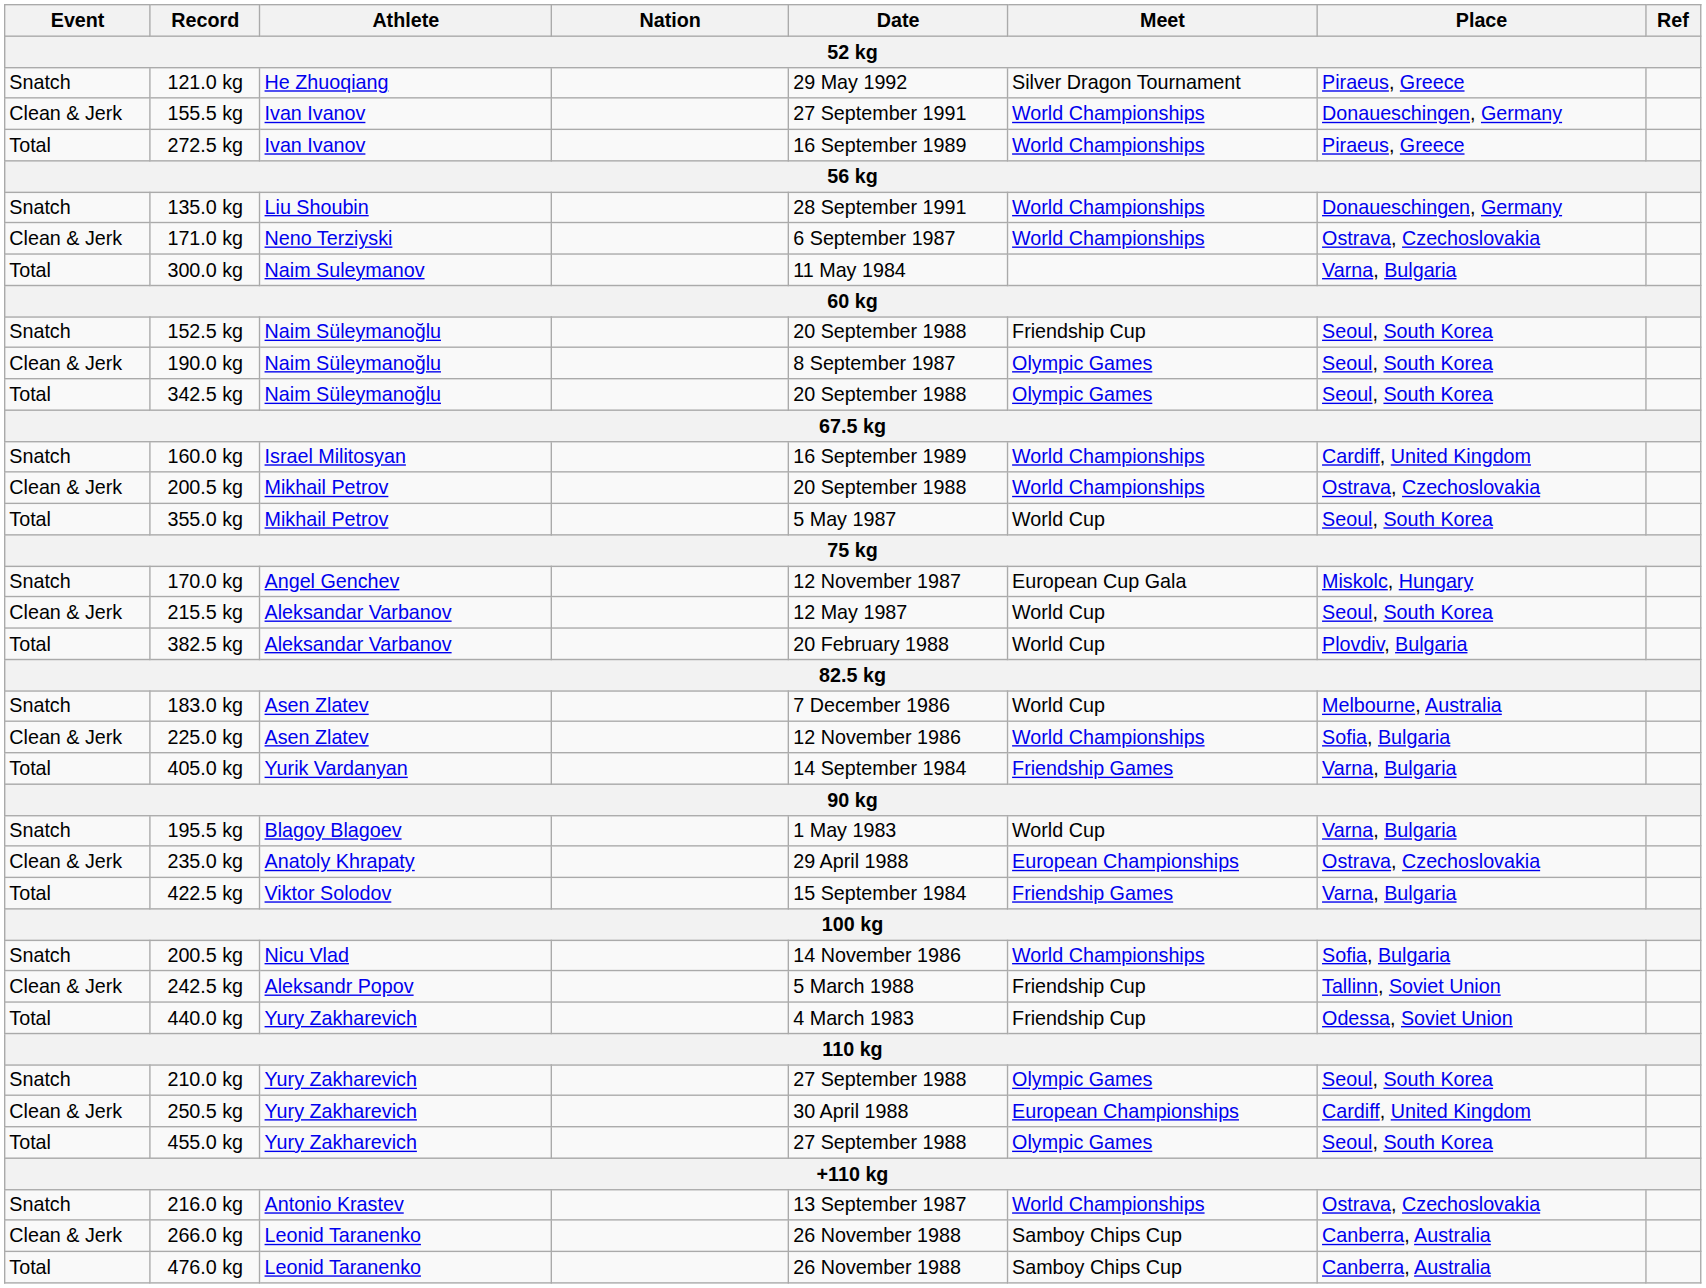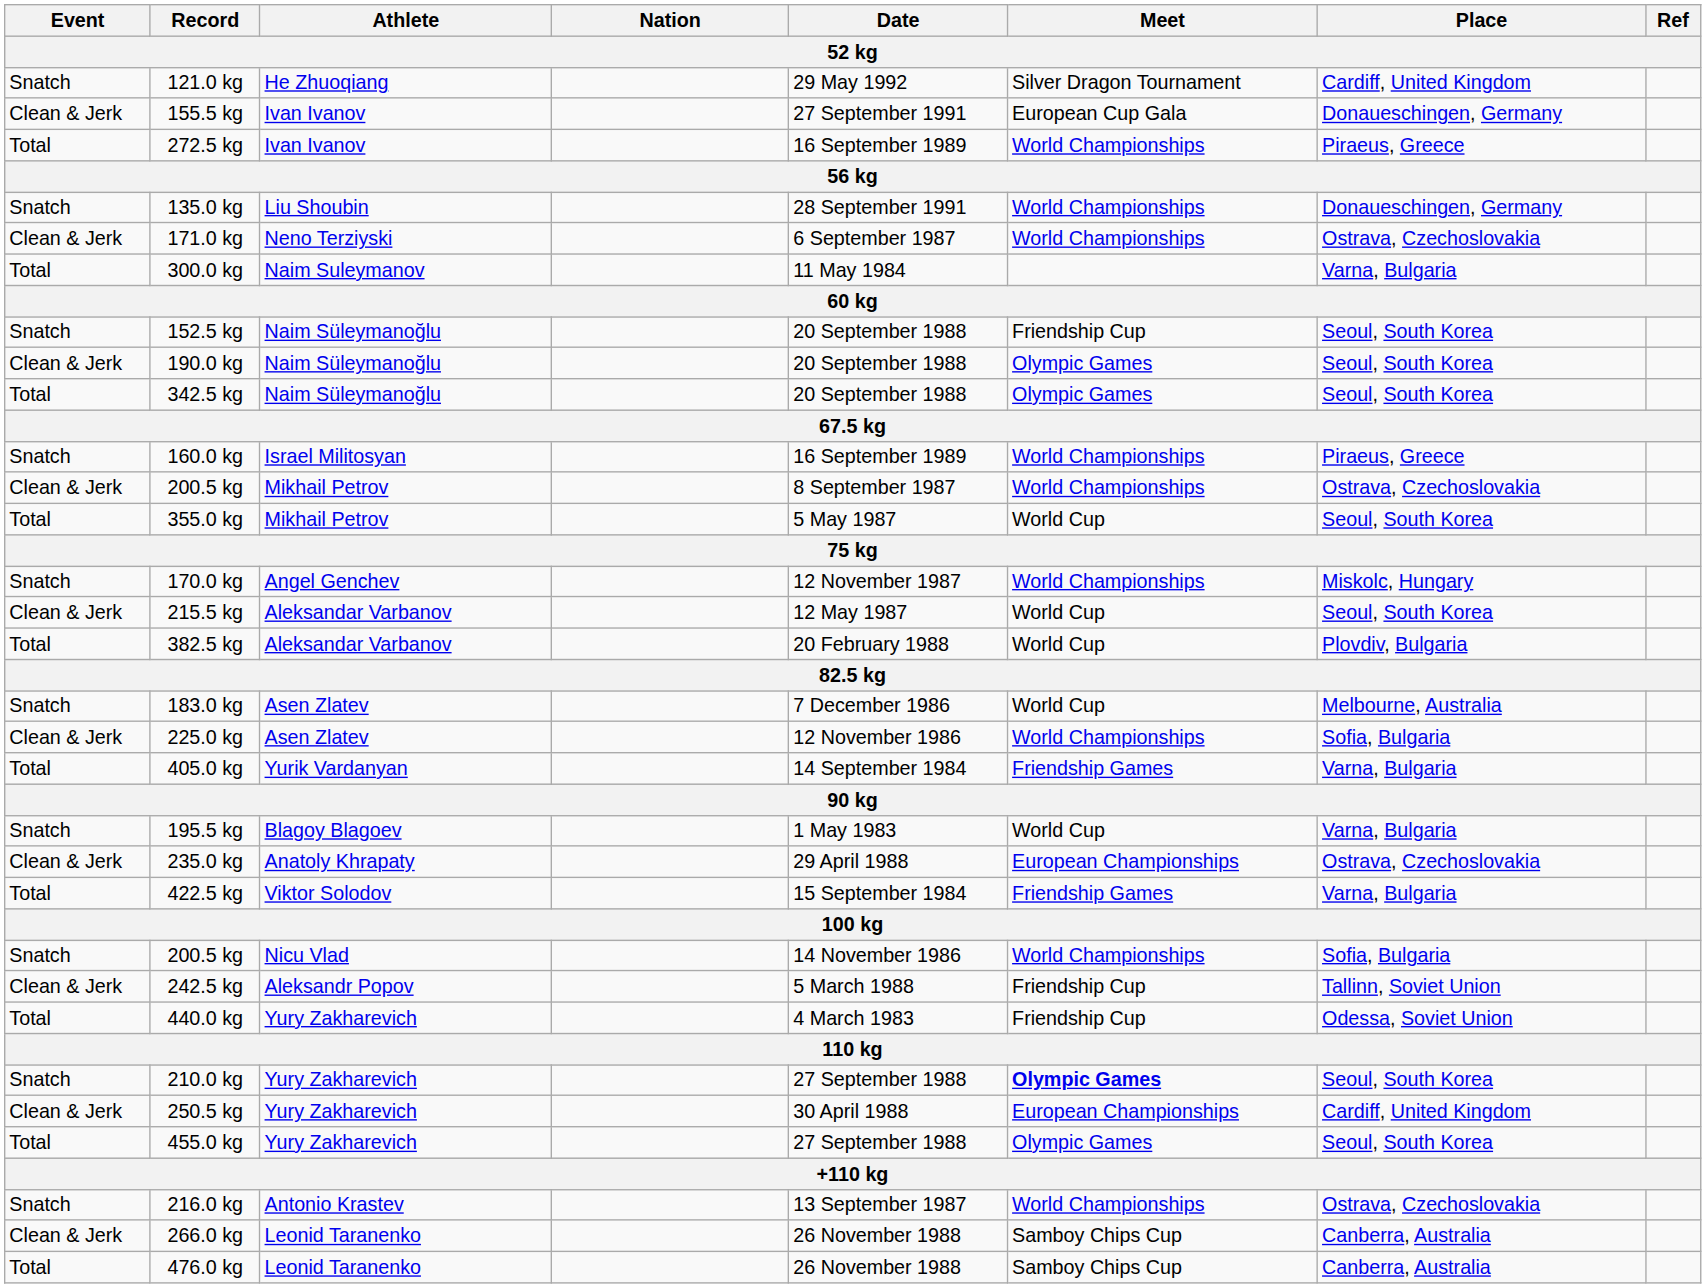(1393, 83) Piraeus, Greece -> (1427, 83) Cardiff, United Kingdom
(1108, 114) World Championships -> (1099, 114) European Cup Gala
(874, 364) 8 September 1987 -> (880, 364) 20 September 1988
(1427, 457) Cardiff, United Kingdom -> (1393, 457) Piraeus, Greece
(880, 488) 20 September 1988 -> (874, 488) 8 September 1987
(1099, 582) European Cup Gala -> (1108, 582) World Championships
(1082, 1080) normal -> (1087, 1080) bold
